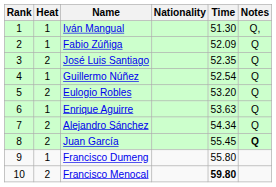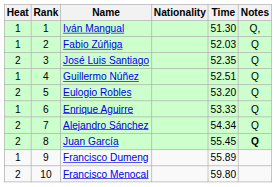columns swapped: (19, 13) <-> (47, 13)
(223, 45) 52.09 -> (223, 45) 52.03
(223, 77) 52.54 -> (223, 77) 52.51
(223, 109) 53.63 -> (223, 109) 53.33
(223, 158) 55.80 -> (223, 158) 55.89
(223, 174) bold -> (223, 174) normal
